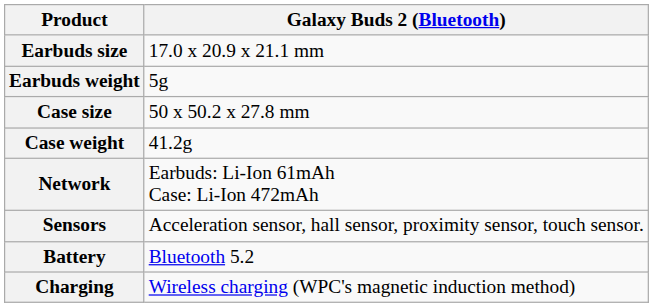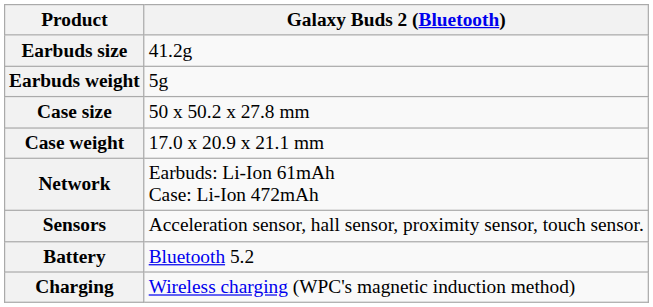(236, 50) 17.0 x 20.9 x 21.1 mm -> (170, 50) 41.2g
(170, 142) 41.2g -> (236, 142) 17.0 x 20.9 x 21.1 mm
